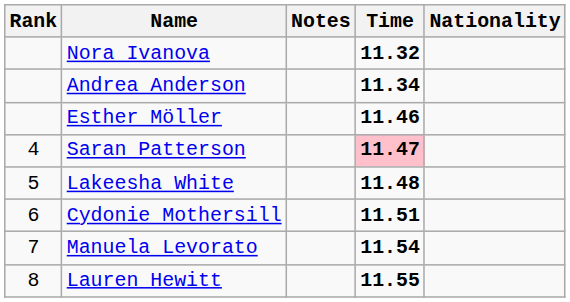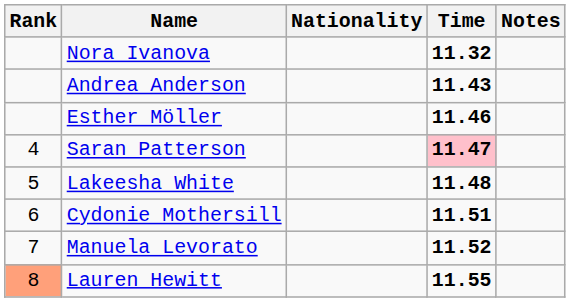columns swapped: (495, 21) <-> (321, 21)
(390, 86) 11.34 -> (462, 86) 11.43
(390, 248) 11.54 -> (462, 248) 11.52
(33, 280) no background -> (33, 280) lightsalmon background
